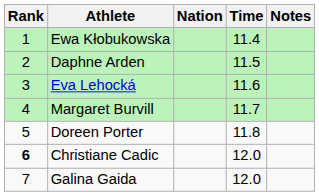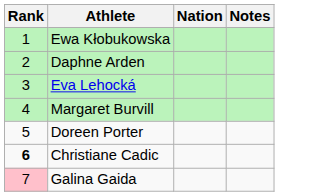- column: (247, 16)
(26, 179) no background -> (26, 179) pink background
